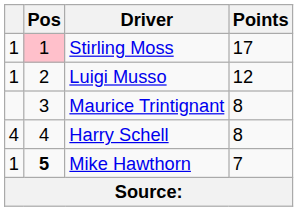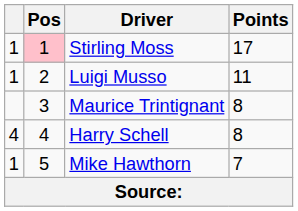(243, 77) 12 -> (242, 77) 11
(44, 164) bold -> (44, 164) normal
